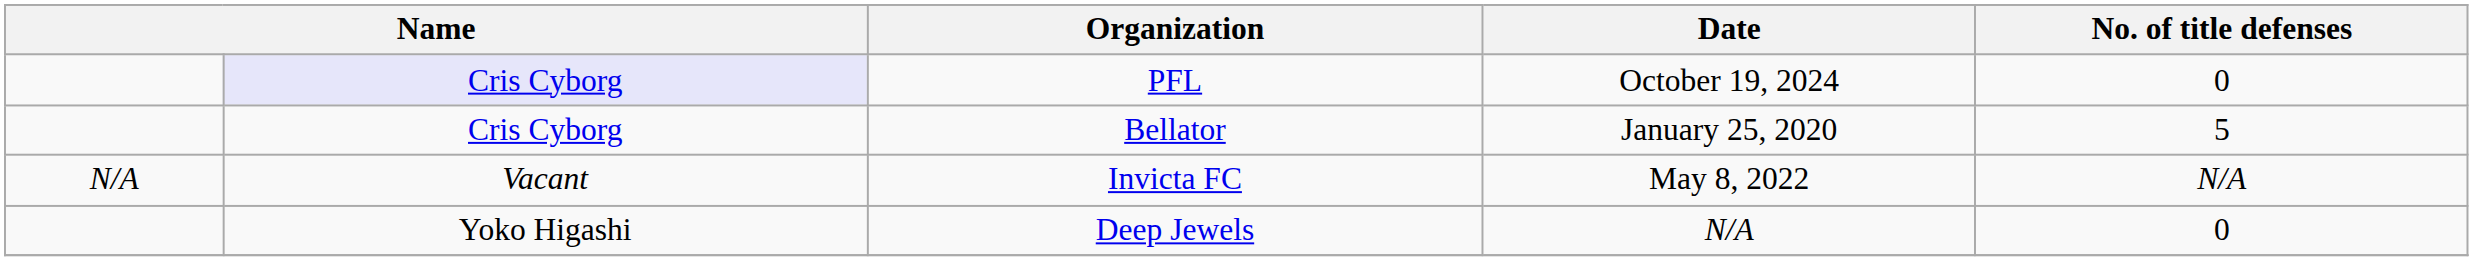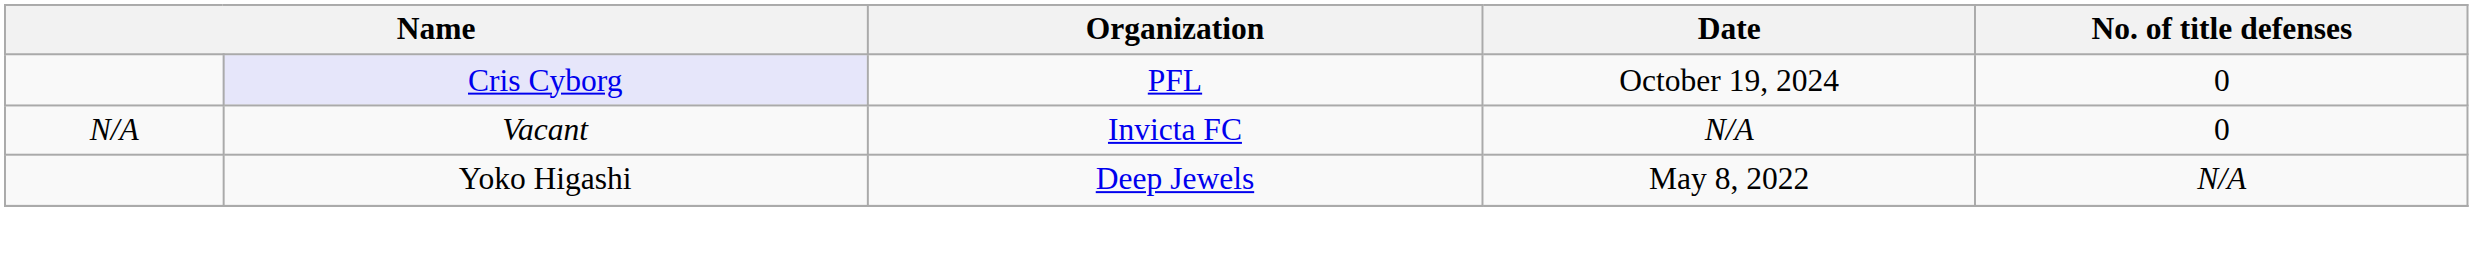- row: (1175, 129)
(1729, 179) May 8, 2022 -> (1729, 129) N/A
(2222, 179) N/A -> (2222, 129) 0
(1729, 229) N/A -> (1729, 179) May 8, 2022
(2222, 229) 0 -> (2222, 179) N/A
